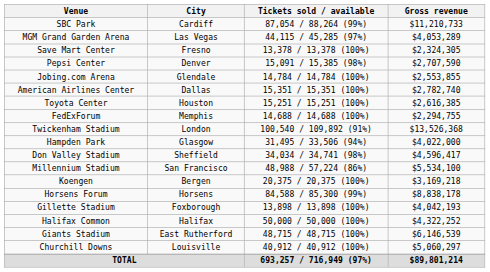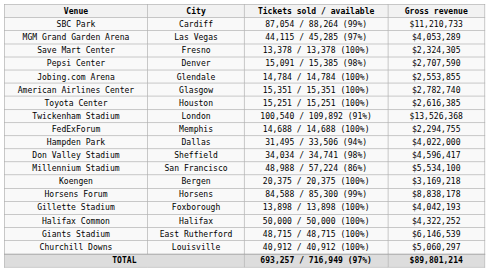(196, 90) Dallas -> (196, 90) Glasgow
rows swapped: (76, 116) <-> (76, 129)
(196, 142) Glasgow -> (196, 142) Dallas
